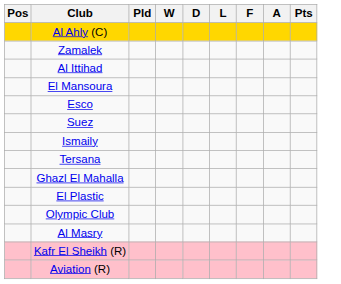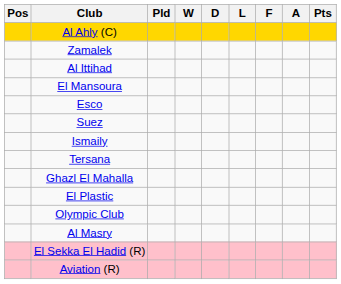- row: (80, 251)
+ row: (90, 251)
